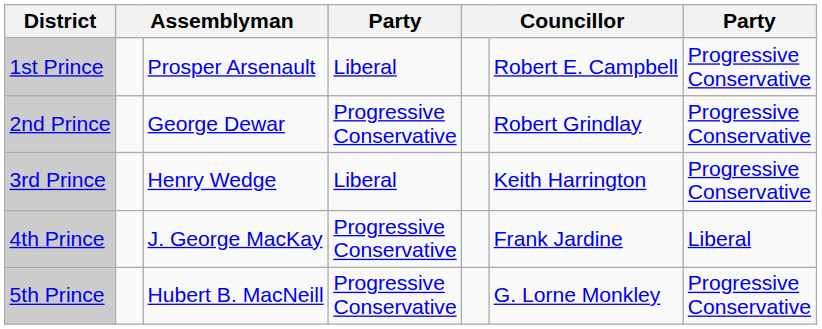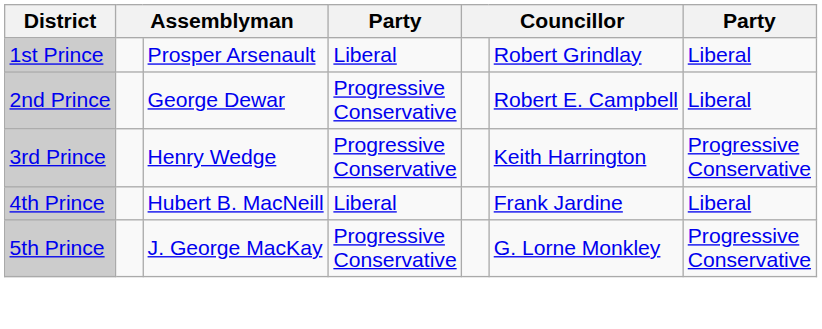(586, 66) Robert E. Campbell -> (568, 54) Robert Grindlay
(749, 66) Progressive Conservative -> (719, 54) Liberal
(568, 123) Robert Grindlay -> (586, 100) Robert E. Campbell
(749, 123) Progressive Conservative -> (719, 100) Liberal
(365, 181) Liberal -> (395, 157) Progressive Conservative
(235, 238) J. George MacKay -> (236, 202) Hubert B. MacNeill
(395, 238) Progressive Conservative -> (365, 202) Liberal
(236, 295) Hubert B. MacNeill -> (235, 248) J. George MacKay
